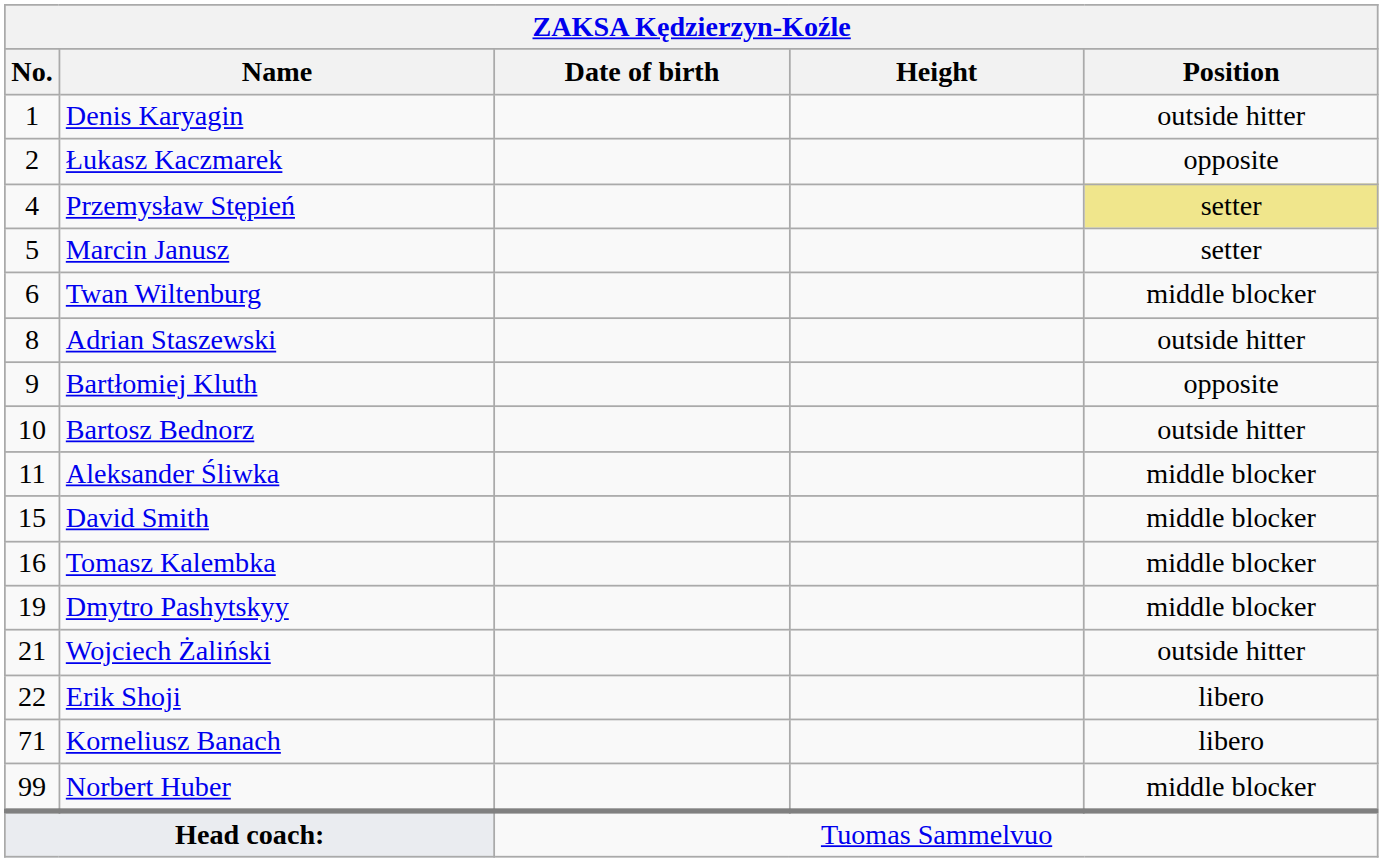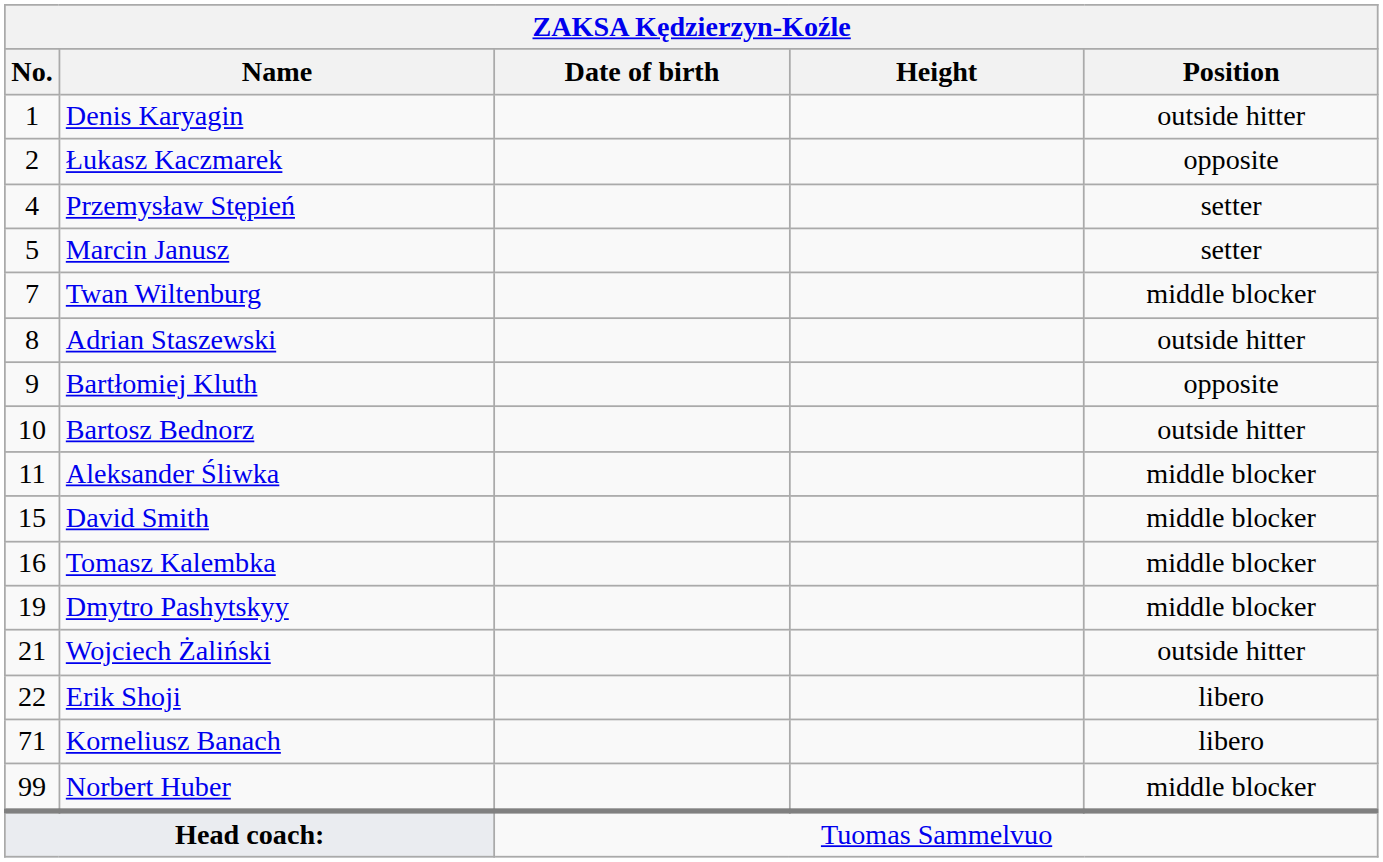(1231, 205) khaki background -> (1231, 205) no background
(32, 294) 6 -> (32, 294) 7
